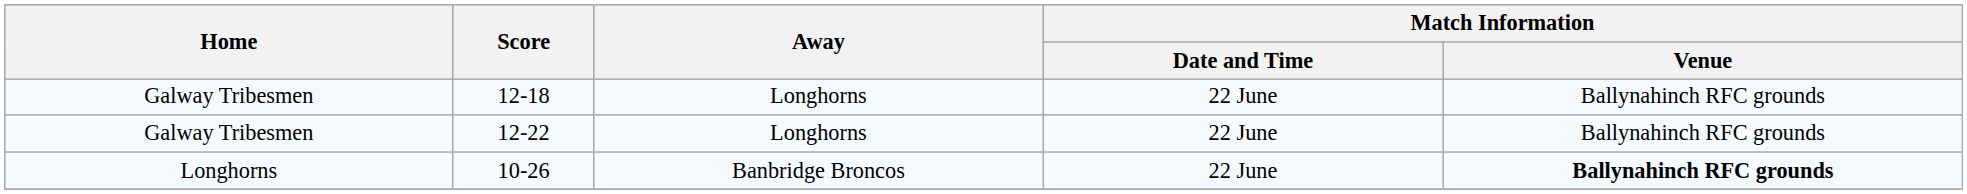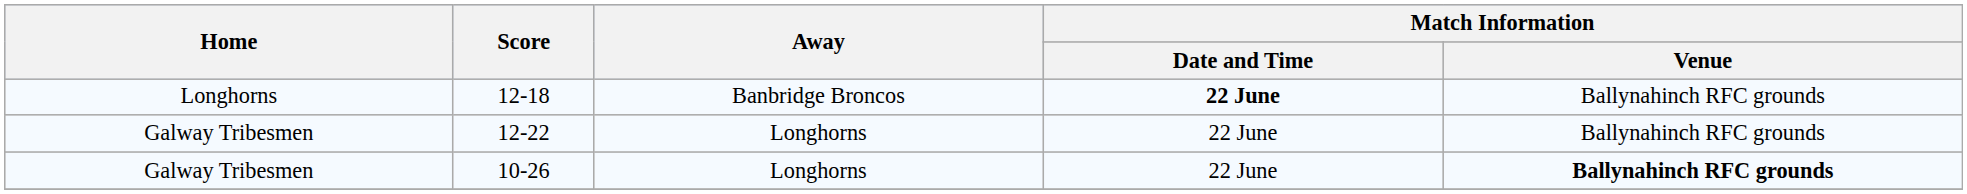(229, 96) Galway Tribesmen -> (229, 96) Longhorns
(818, 96) Longhorns -> (818, 96) Banbridge Broncos
(1243, 96) normal -> (1243, 96) bold
(229, 170) Longhorns -> (229, 170) Galway Tribesmen
(818, 170) Banbridge Broncos -> (818, 170) Longhorns
